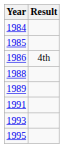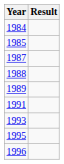- row: (16, 58)
+ row: (16, 58)
+ row: (16, 151)
